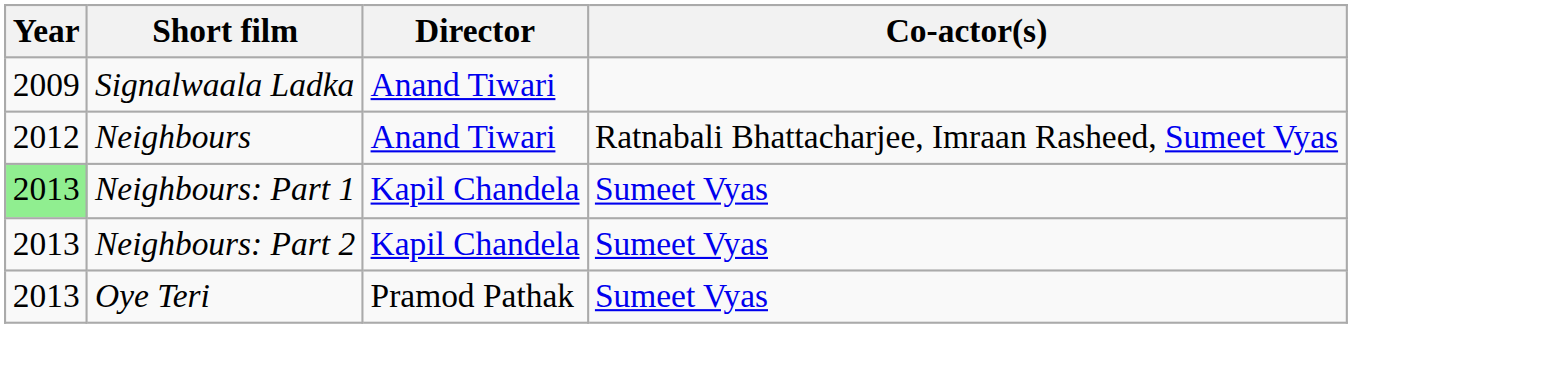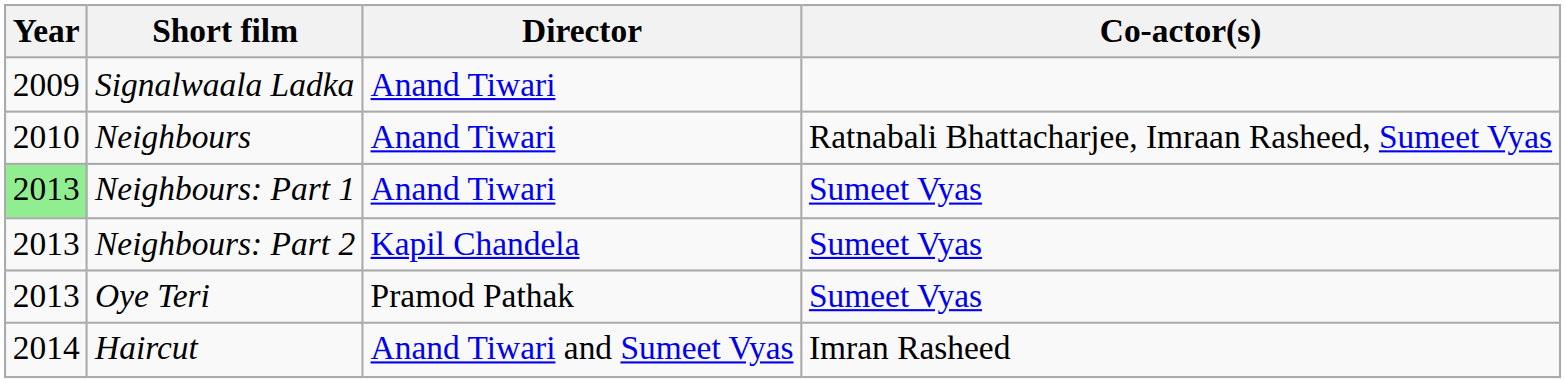(46, 137) 2012 -> (46, 137) 2010
(475, 190) Kapil Chandela -> (463, 190) Anand Tiwari
+ row: (146, 349)
